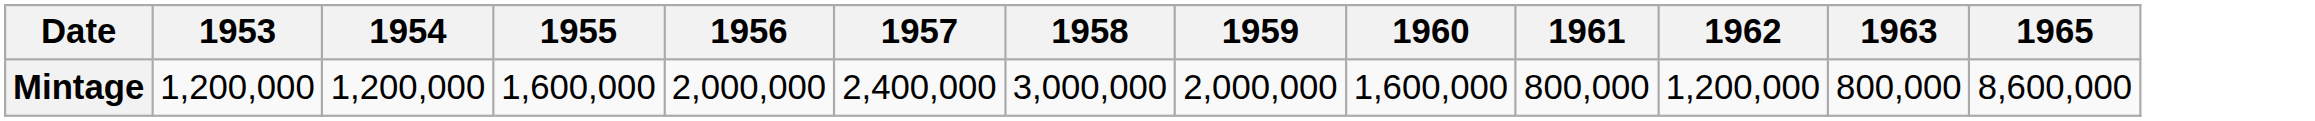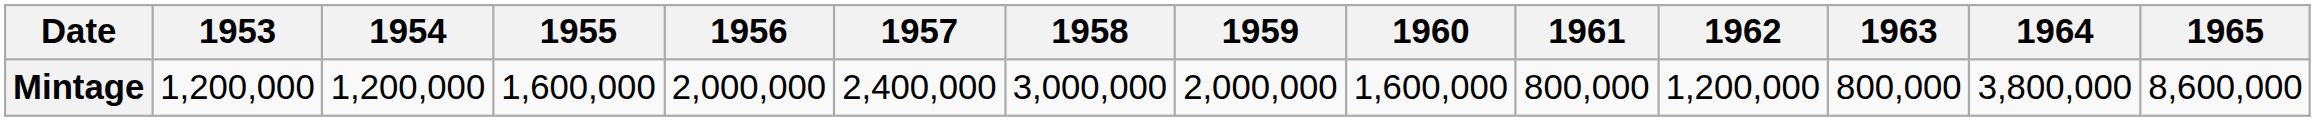+ column: (2055, 32)
